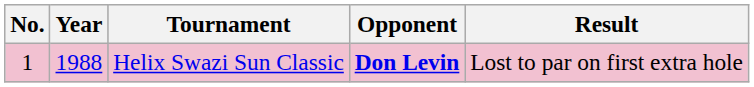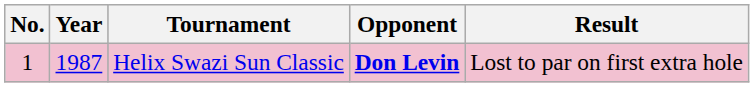(79, 62) 1988 -> (79, 62) 1987
